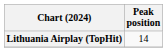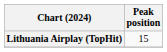(143, 39) 14 -> (143, 39) 15
